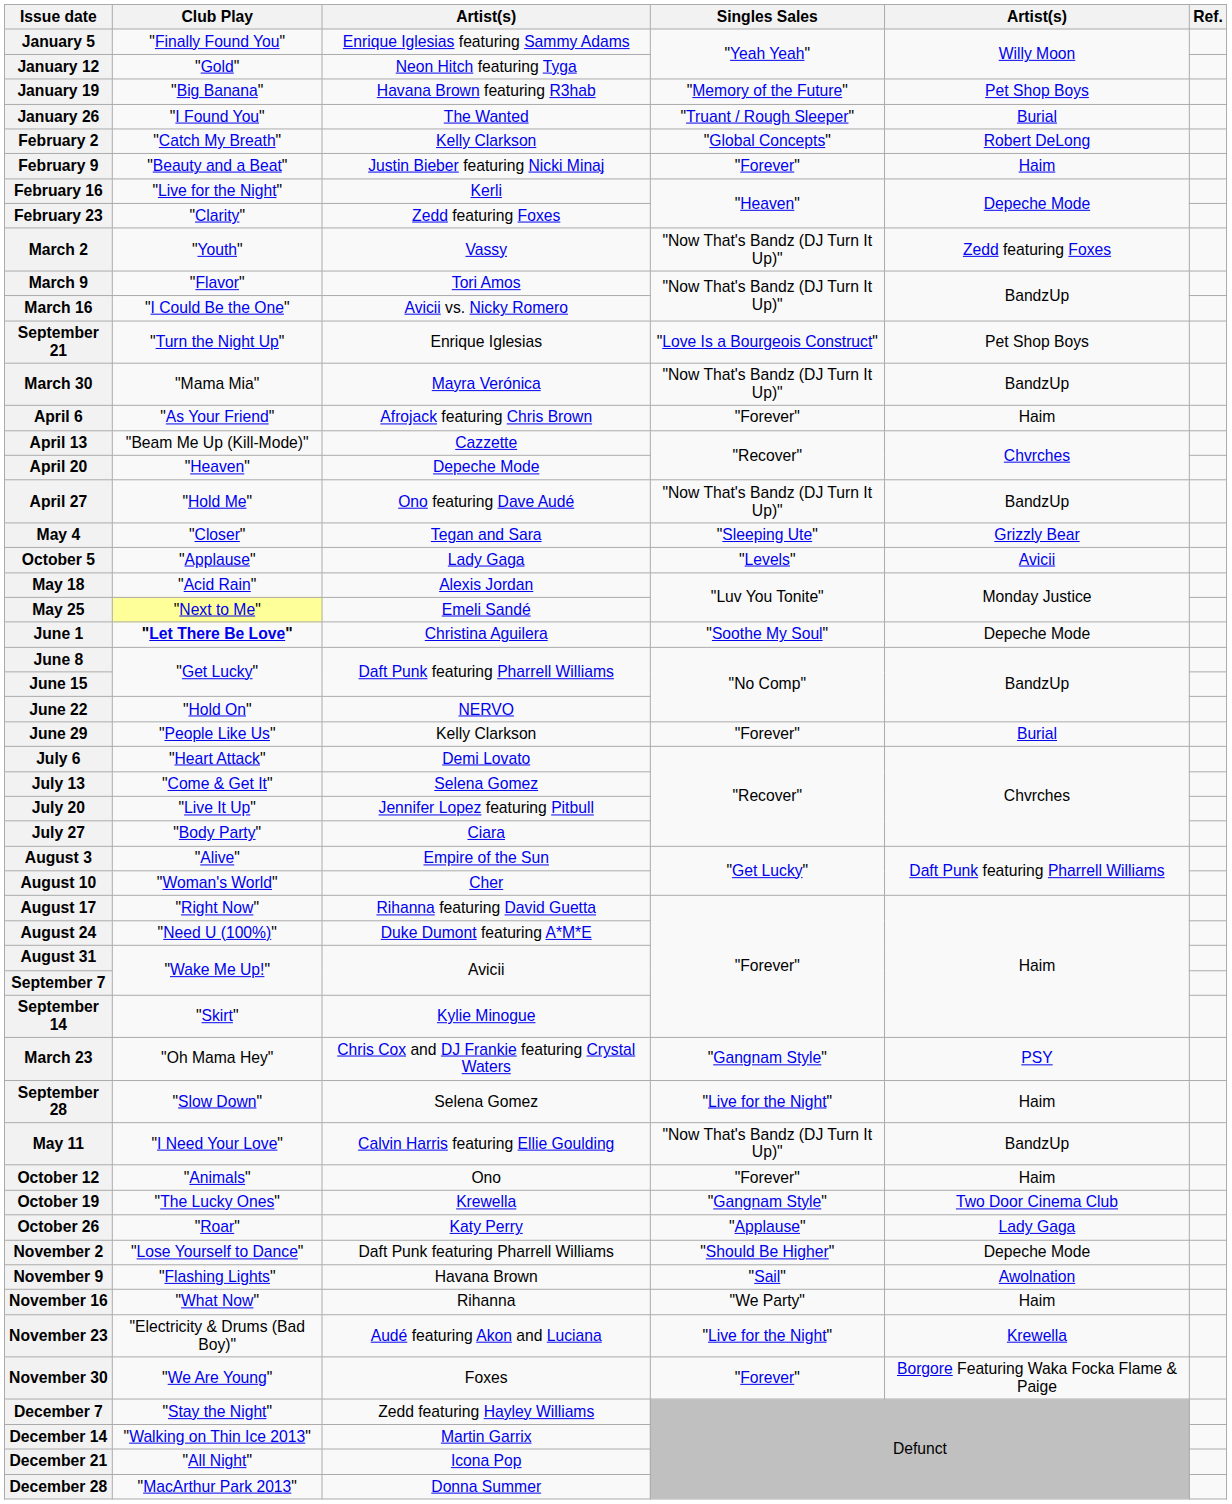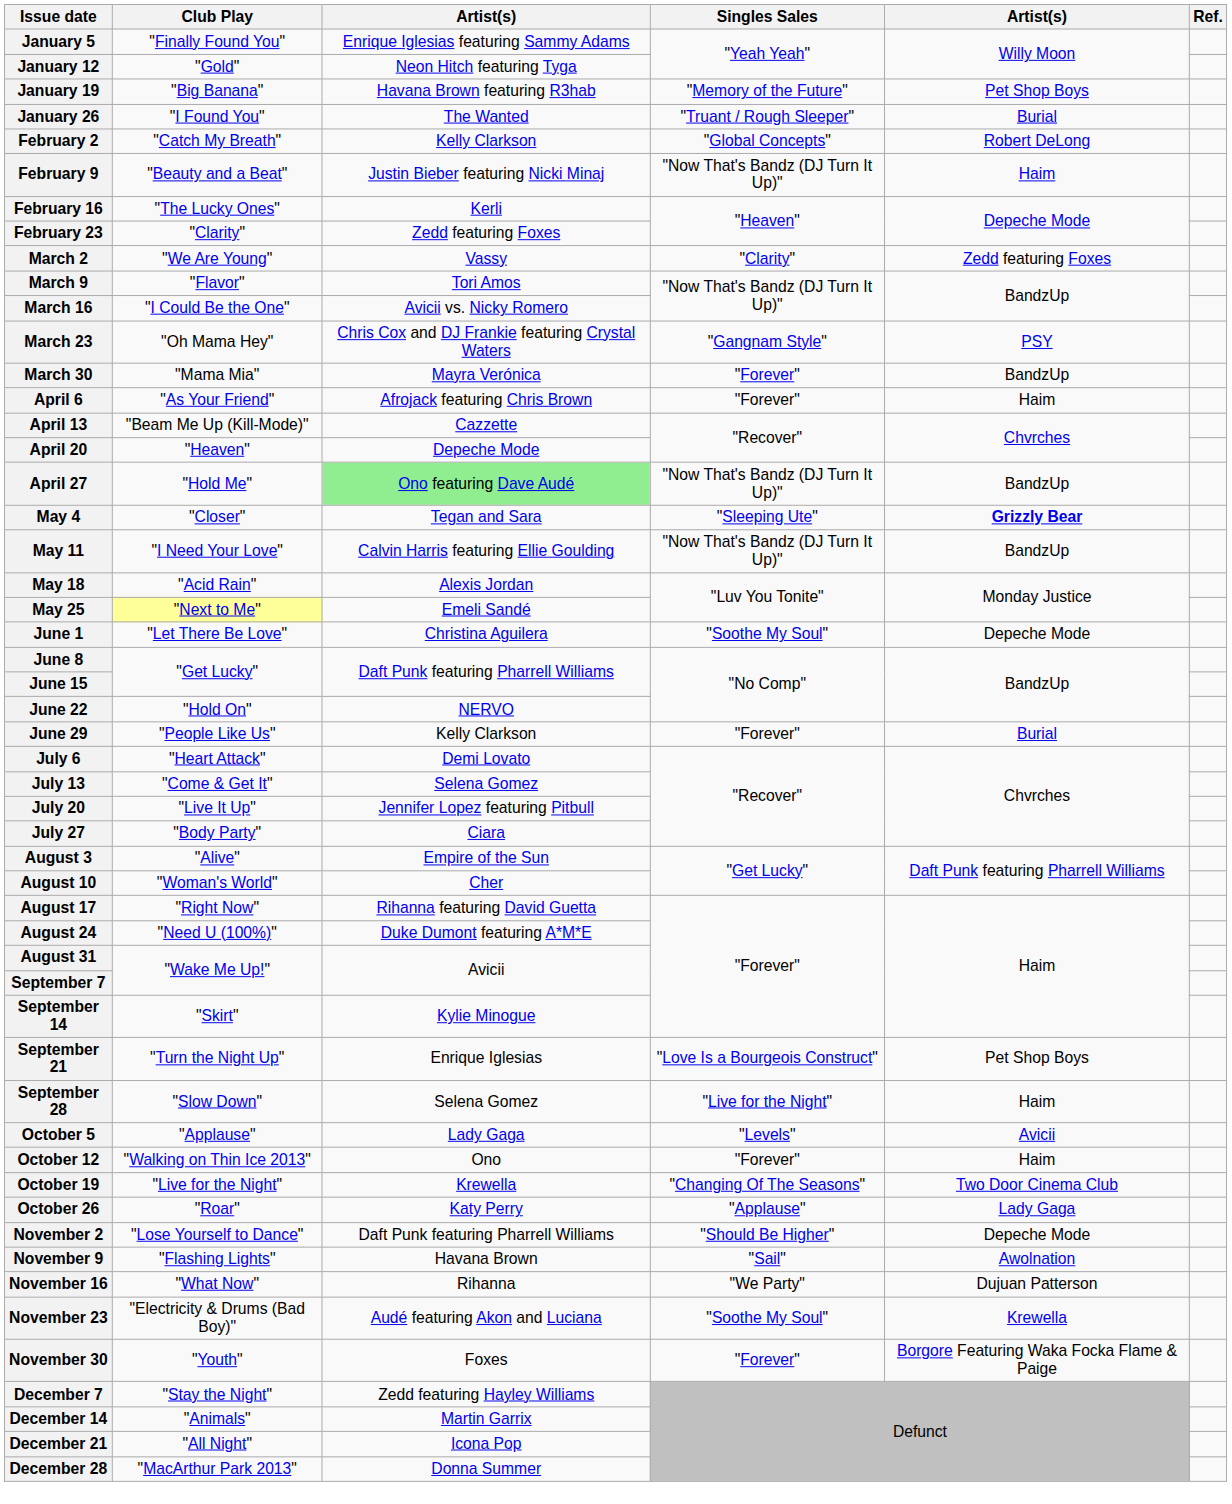(767, 166) "Forever" -> (767, 174) "Now That's Bandz (DJ Turn It Up)"
(217, 191) "Live for the Night" -> (217, 208) "The Lucky Ones"
(217, 249) "Youth" -> (217, 258) "We Are Young"
(767, 249) "Now That's Bandz (DJ Turn It Up)" -> (767, 258) "Clarity"
rows swapped: (58, 1058) <-> (58, 341)
(767, 384) "Now That's Bandz (DJ Turn It Up)" -> (767, 375) "Forever"
(486, 501) no background -> (486, 483) lightgreen background
(1037, 535) normal -> (1037, 517) bold
rows swapped: (58, 1143) <-> (58, 559)
(217, 634) bold -> (217, 634) normal
(217, 1177) "Animals" -> (217, 1159) "Walking on Thin Ice 2013"
(217, 1202) "The Lucky Ones" -> (217, 1184) "Live for the Night"
(767, 1202) "Gangnam Style" -> (767, 1184) "Changing Of The Seasons"
(1037, 1301) Haim -> (1037, 1284) Dujuan Patterson
(767, 1335) "Live for the Night" -> (767, 1318) "Soothe My Soul"
(217, 1378) "We Are Young" -> (217, 1360) "Youth"
(217, 1436) "Walking on Thin Ice 2013" -> (217, 1419) "Animals"
